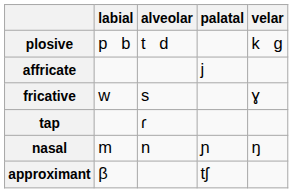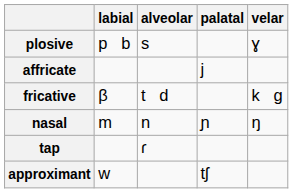(155, 43) t d -> (145, 43) s
(267, 43) k ɡ -> (256, 43) ɣ
(104, 95) w -> (103, 95) β
(145, 95) s -> (155, 95) t d
(256, 95) ɣ -> (267, 95) k ɡ
rows swapped: (49, 149) <-> (49, 123)
(103, 174) β -> (104, 174) w
